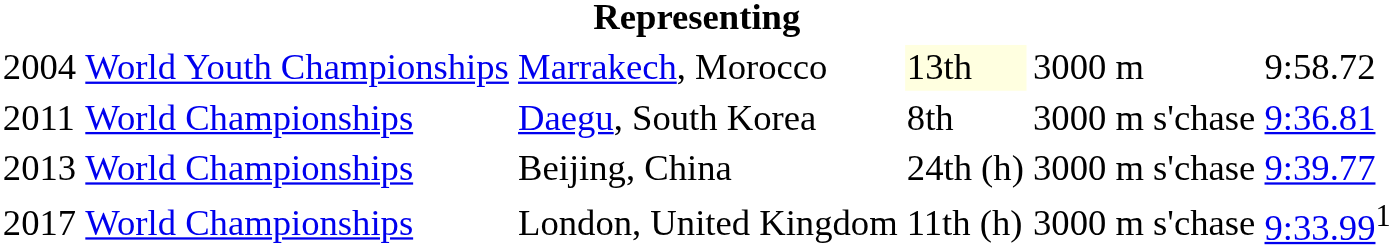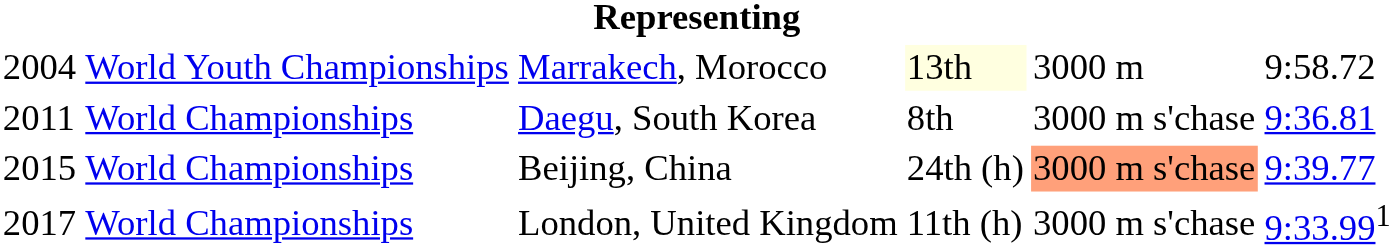(40, 167) 2013 -> (40, 167) 2015
(1144, 167) no background -> (1144, 167) lightsalmon background
